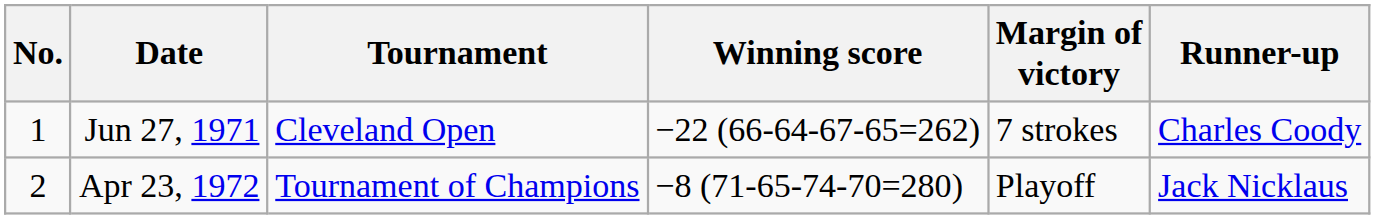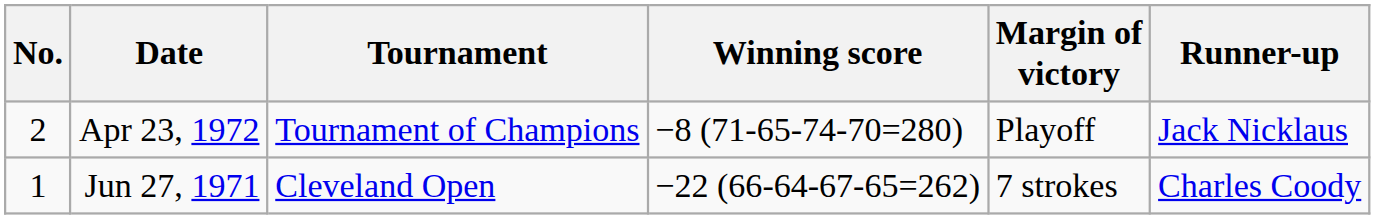rows swapped: (172, 129) <-> (169, 185)
